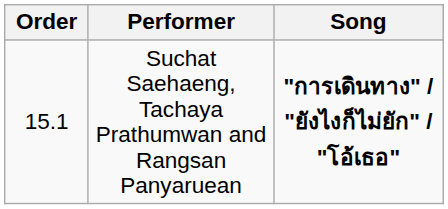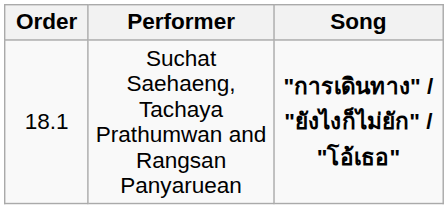(47, 121) 15.1 -> (47, 121) 18.1
